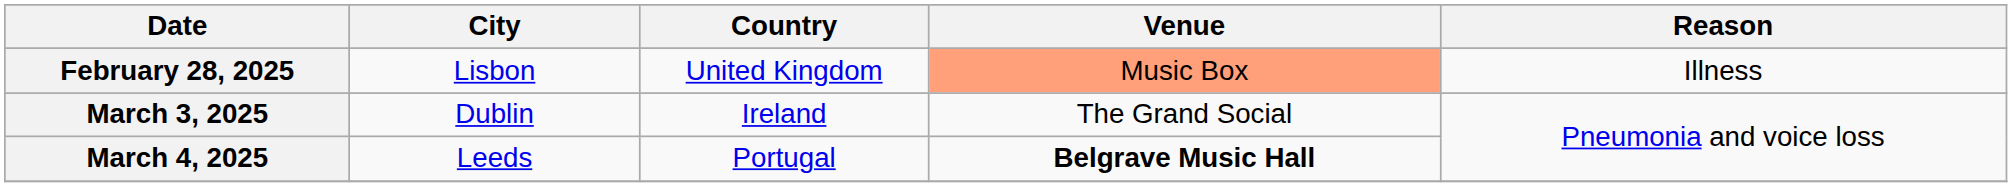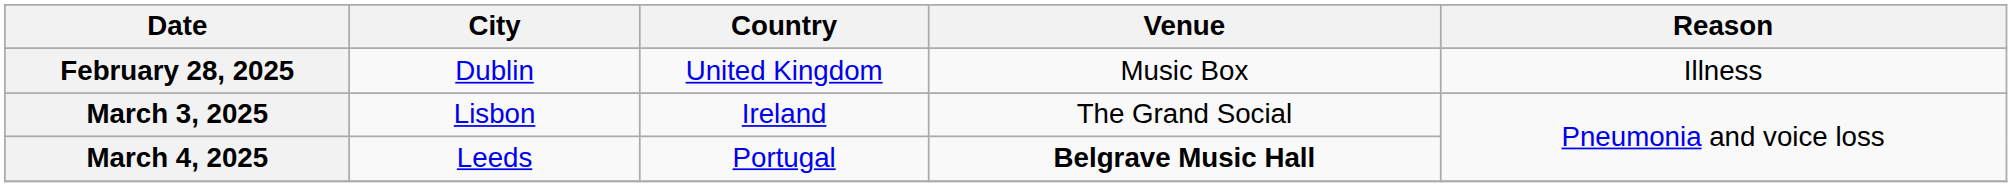(495, 70) Lisbon -> (495, 70) Dublin
(1184, 70) lightsalmon background -> (1184, 70) no background
(495, 114) Dublin -> (495, 114) Lisbon
